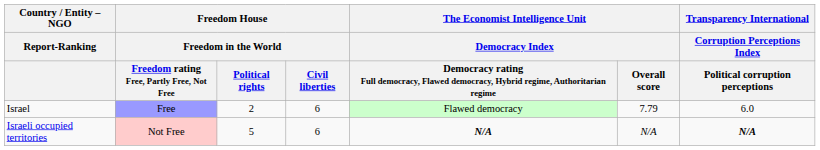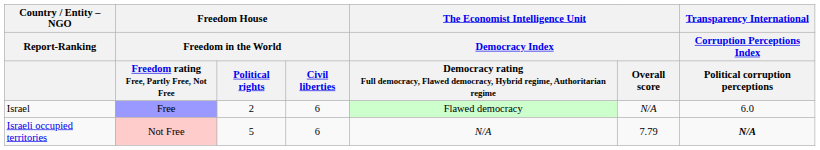(649, 109) 7.79 -> (649, 109) N/A
(483, 131) bold -> (483, 131) normal
(649, 131) N/A -> (649, 131) 7.79
